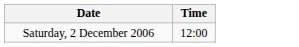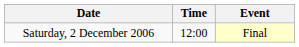+ column: (255, 13)
